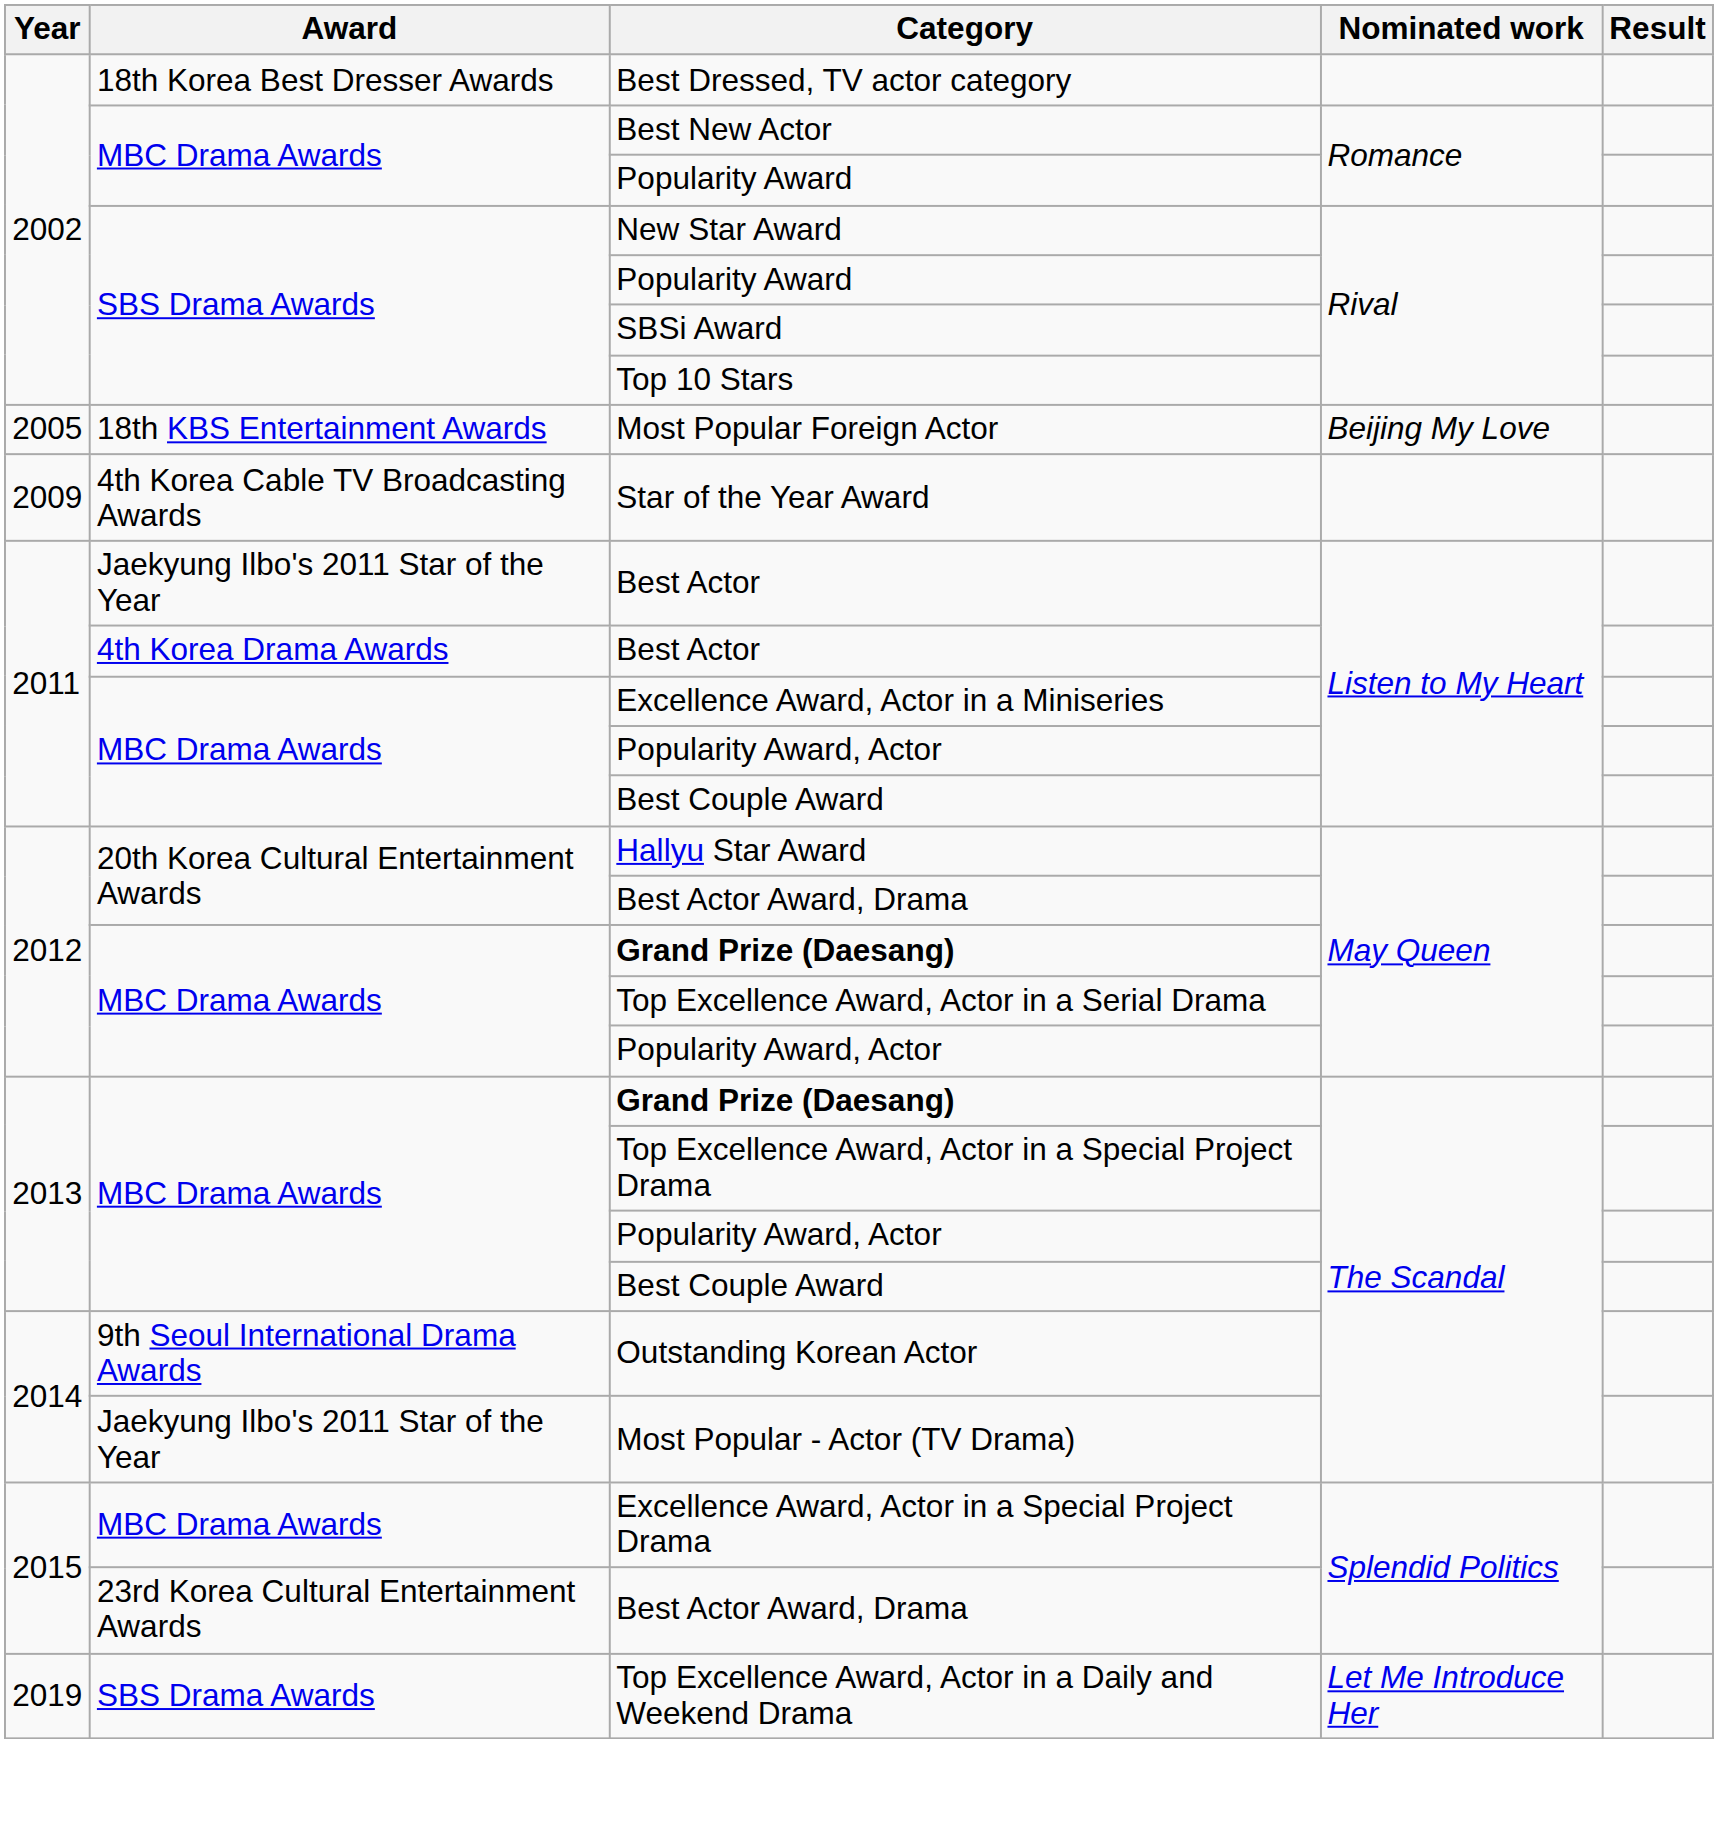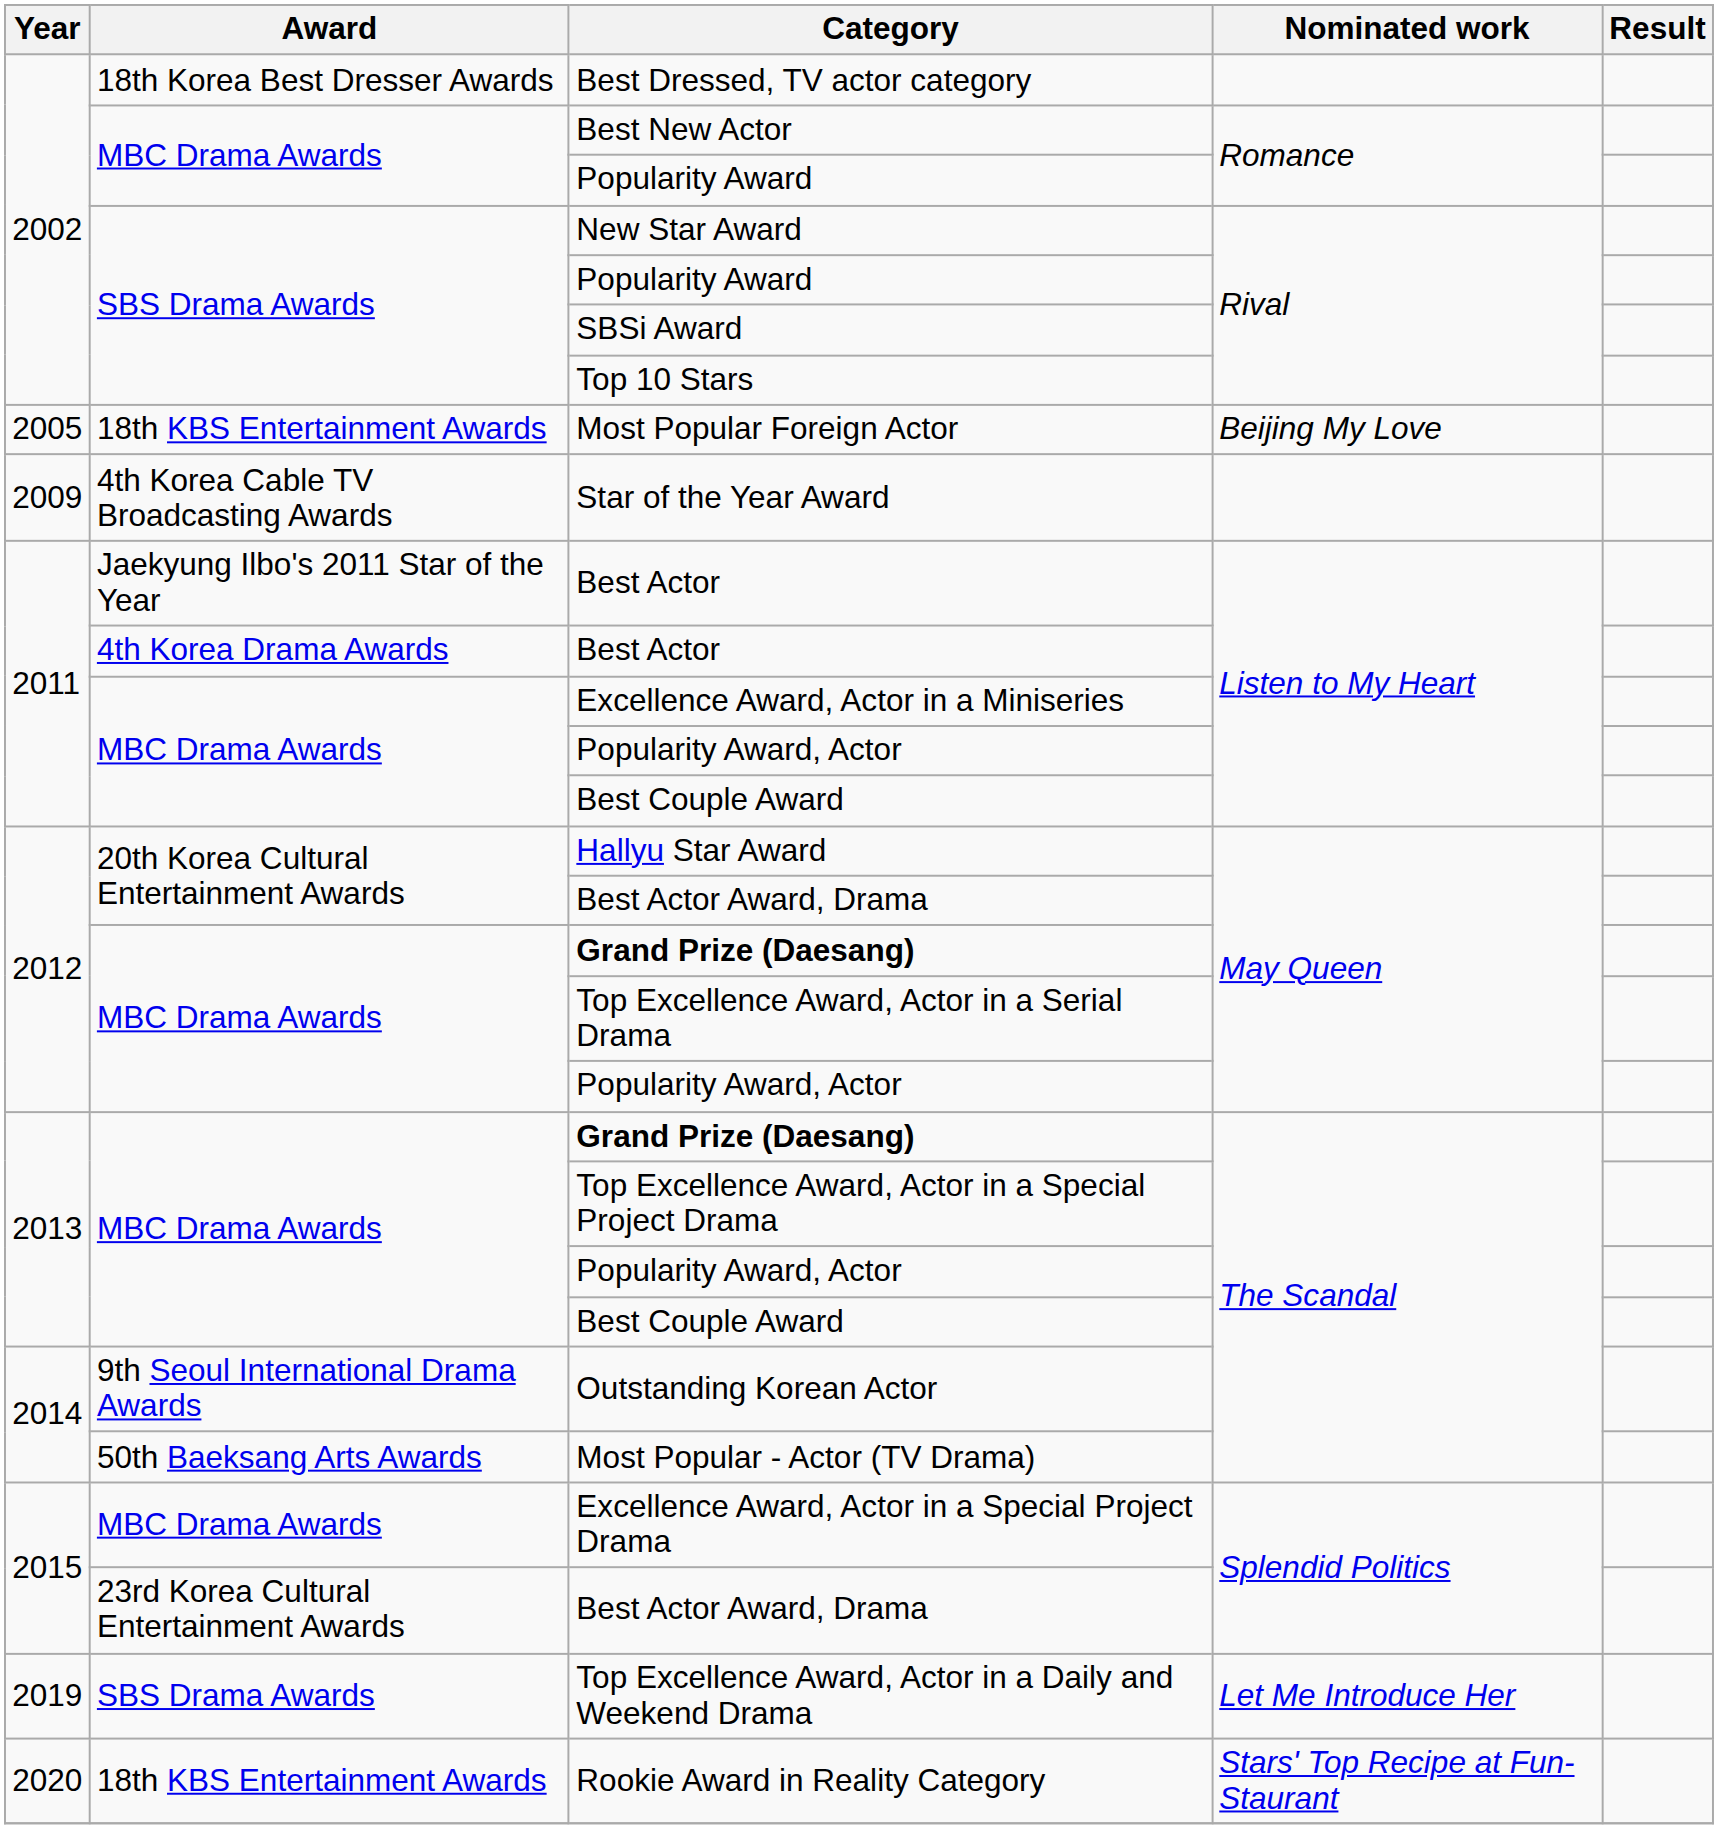(320, 1438) Jaekyung Ilbo's 2011 Star of the Year -> (289, 1456) 50th Baeksang Arts Awards
+ row: (811, 1780)
